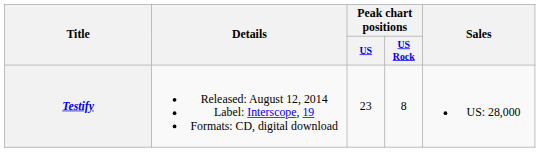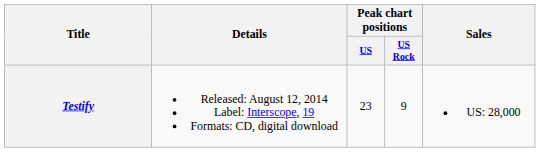(404, 106) 8 -> (404, 106) 9
